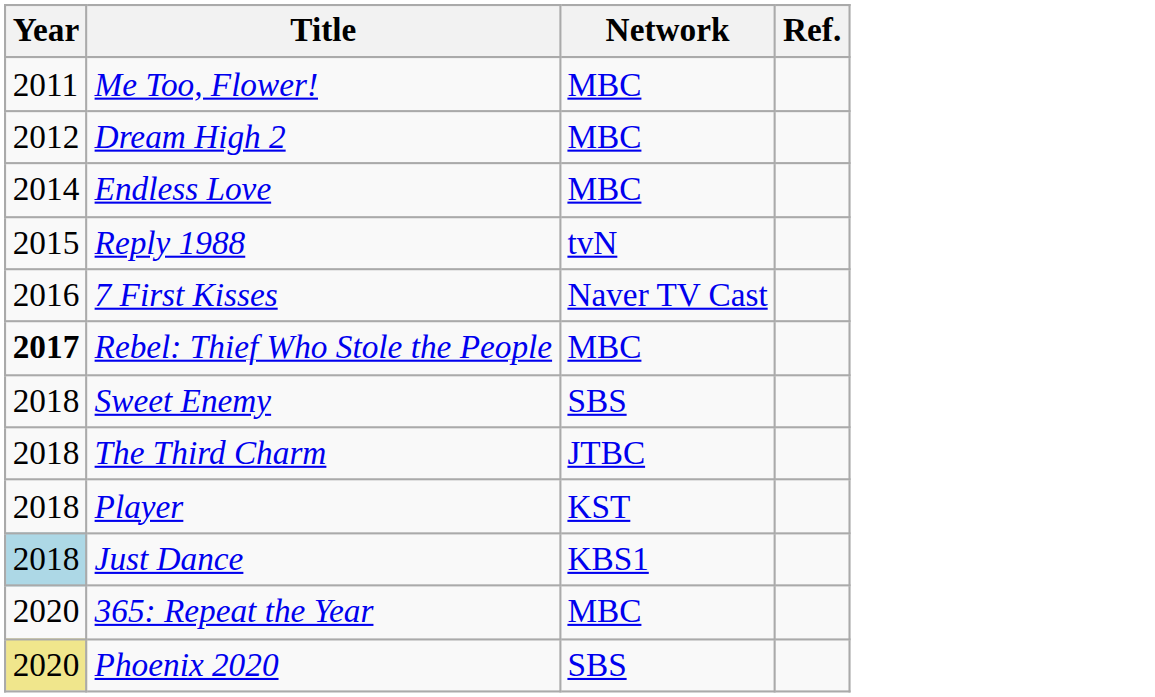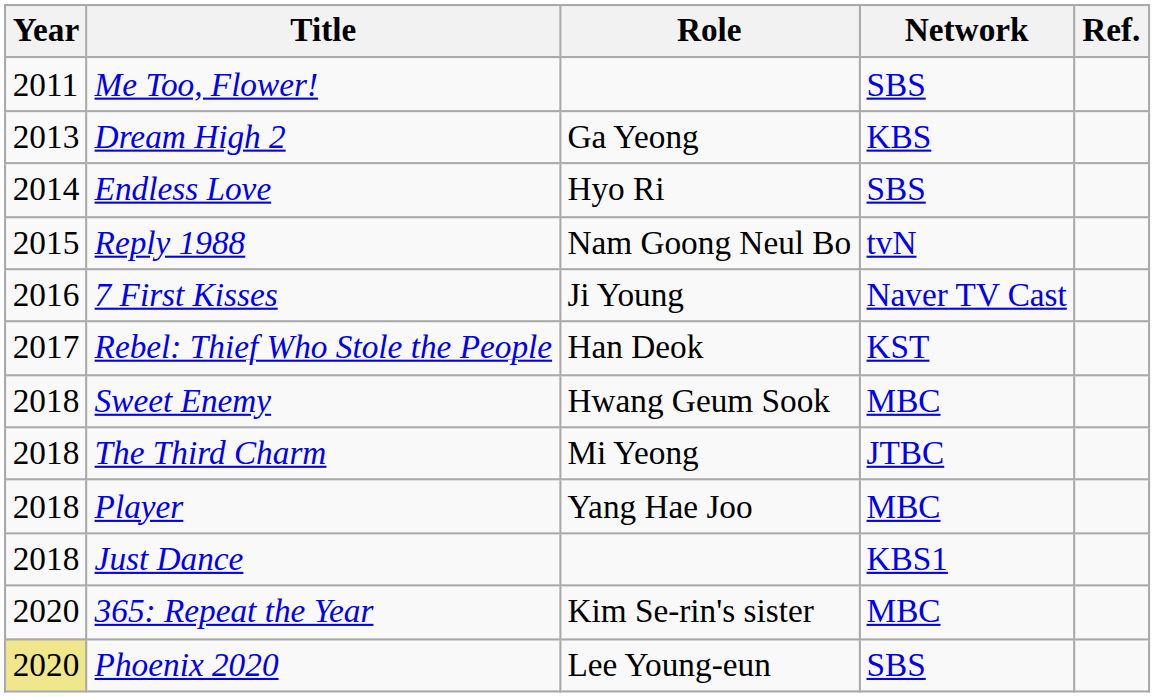+ column: (709, 30)
(604, 83) MBC -> (896, 83) SBS
(46, 136) 2012 -> (46, 136) 2013
(604, 136) MBC -> (899, 136) KBS
(604, 189) MBC -> (896, 189) SBS
(46, 347) bold -> (46, 347) normal
(604, 347) MBC -> (898, 347) KST
(597, 400) SBS -> (904, 400) MBC
(599, 505) KST -> (904, 505) MBC
(46, 558) lightblue background -> (46, 558) no background
